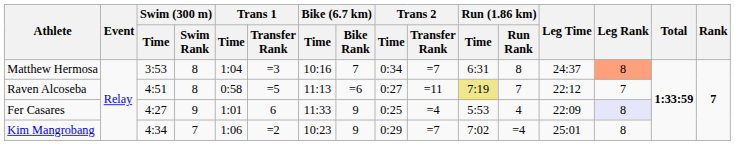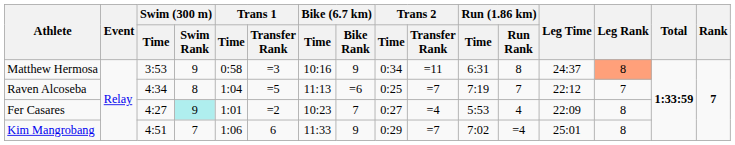(195, 69) 8 -> (195, 69) 9
(231, 69) 1:04 -> (231, 69) 0:58
(356, 69) 7 -> (356, 69) 9
(433, 69) =7 -> (433, 69) =11
(156, 89) 4:51 -> (156, 89) 4:34
(231, 89) 0:58 -> (231, 89) 1:04
(391, 89) 0:27 -> (391, 89) 0:25
(433, 89) =11 -> (433, 89) =7
(478, 89) khaki background -> (478, 89) no background
(195, 110) no background -> (195, 110) paleturquoise background
(273, 110) 6 -> (273, 110) =2
(318, 110) 11:33 -> (318, 110) 10:23
(356, 110) 9 -> (356, 110) 7
(391, 110) 0:25 -> (391, 110) 0:27
(623, 110) lavender background -> (623, 110) no background
(156, 130) 4:34 -> (156, 130) 4:51
(273, 130) =2 -> (273, 130) 6
(318, 130) 10:23 -> (318, 130) 11:33
